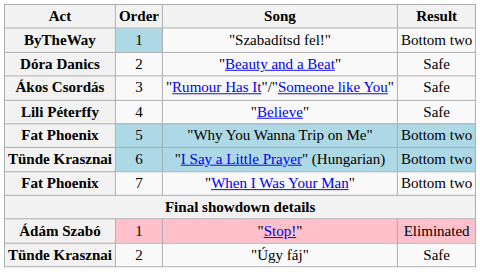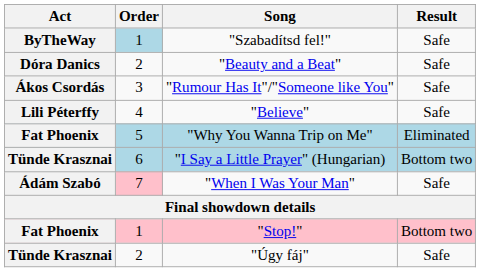(437, 40) Bottom two -> (437, 40) Safe
(437, 135) Bottom two -> (437, 135) Eliminated
(60, 183) Fat Phoenix -> (60, 183) Ádám Szabó
(139, 183) no background -> (139, 183) pink background
(437, 183) Bottom two -> (437, 183) Safe
(60, 231) Ádám Szabó -> (60, 231) Fat Phoenix
(437, 231) Eliminated -> (437, 231) Bottom two
